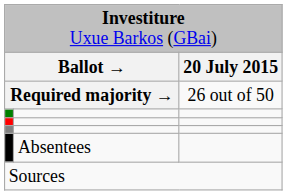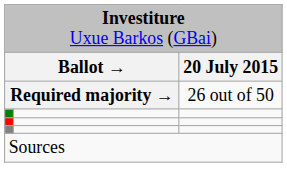- row: (9, 148)
